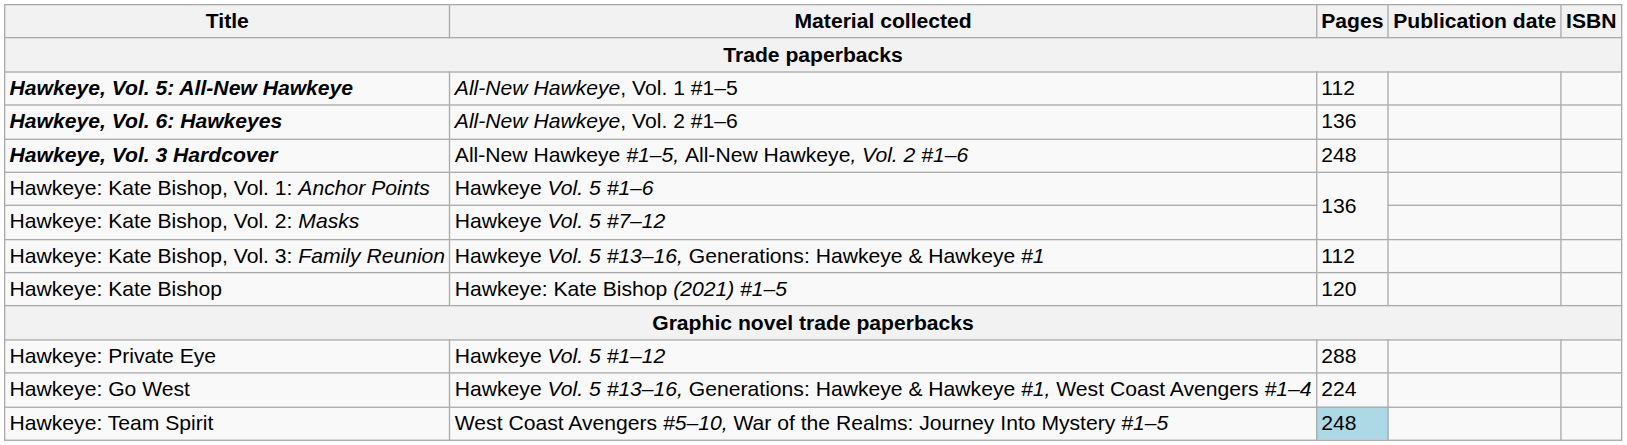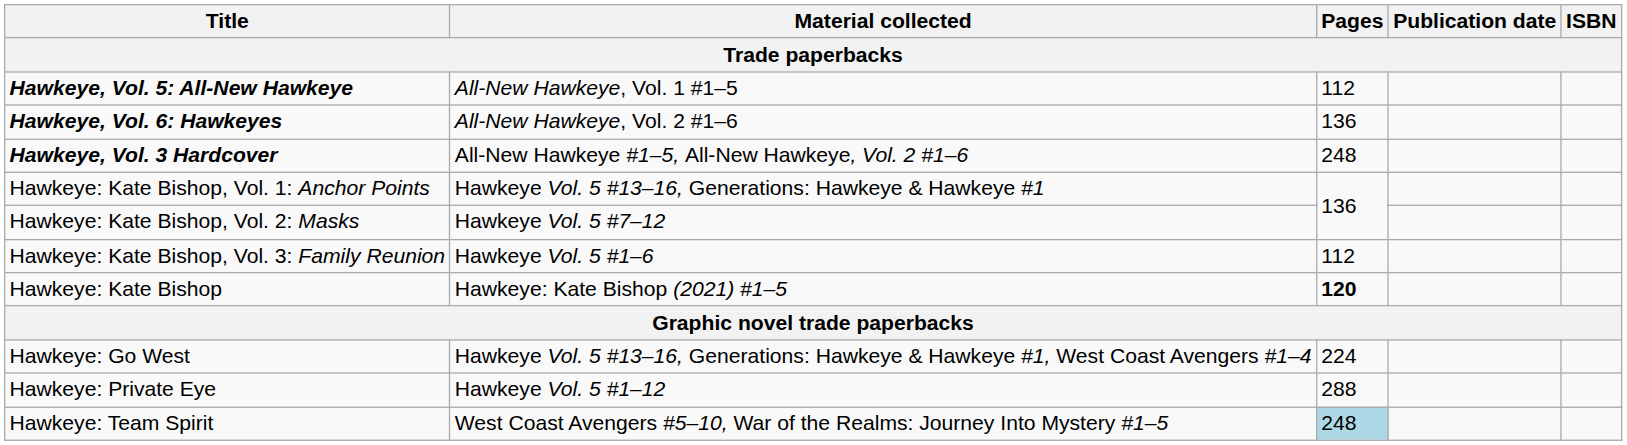(554, 188) Hawkeye Vol. 5 #1–6 -> (750, 188) Hawkeye Vol. 5 #13–16, Generations: Hawkeye & Hawkeye #1
(750, 255) Hawkeye Vol. 5 #13–16, Generations: Hawkeye & Hawkeye #1 -> (554, 255) Hawkeye Vol. 5 #1–6
(1339, 289) normal -> (1339, 289) bold
rows swapped: (113, 356) <-> (100, 389)
